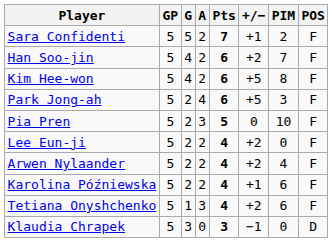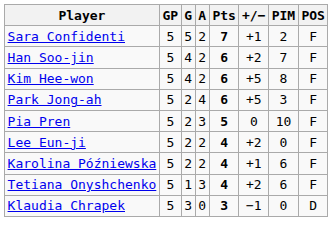- row: (66, 163)
